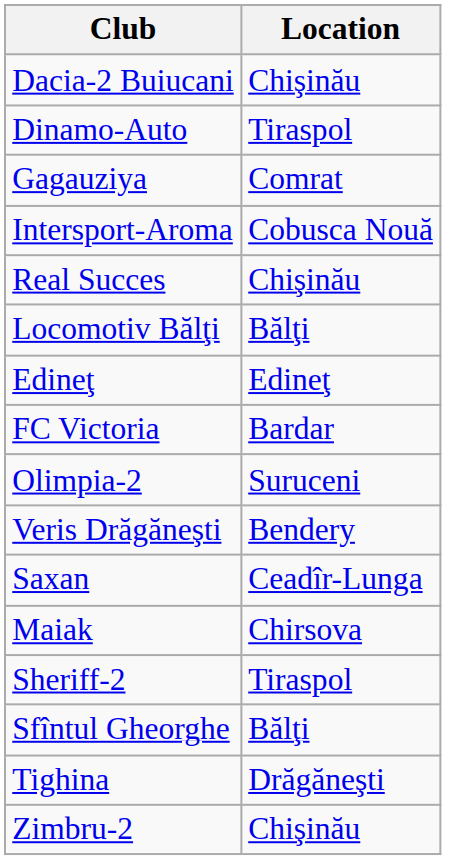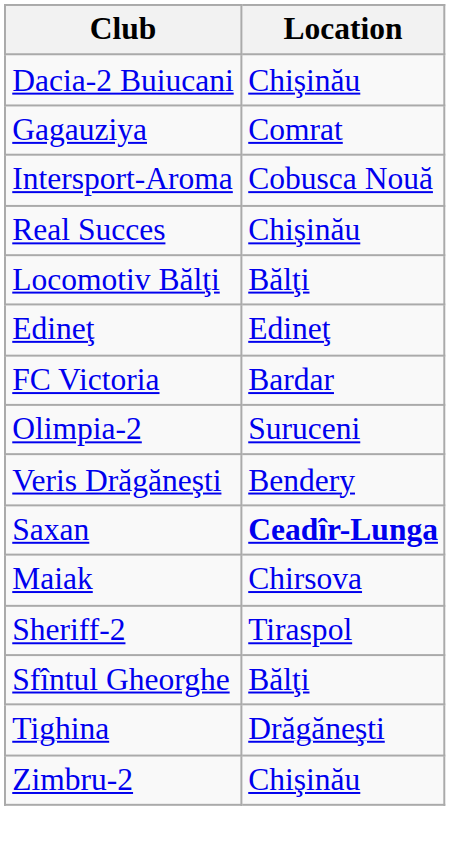- row: (100, 129)
(335, 579) normal -> (343, 529) bold
